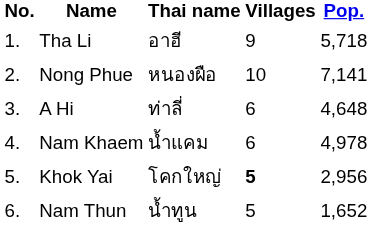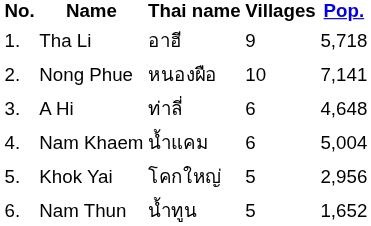(344, 142) 4,978 -> (344, 142) 5,004
(251, 176) bold -> (251, 176) normal
